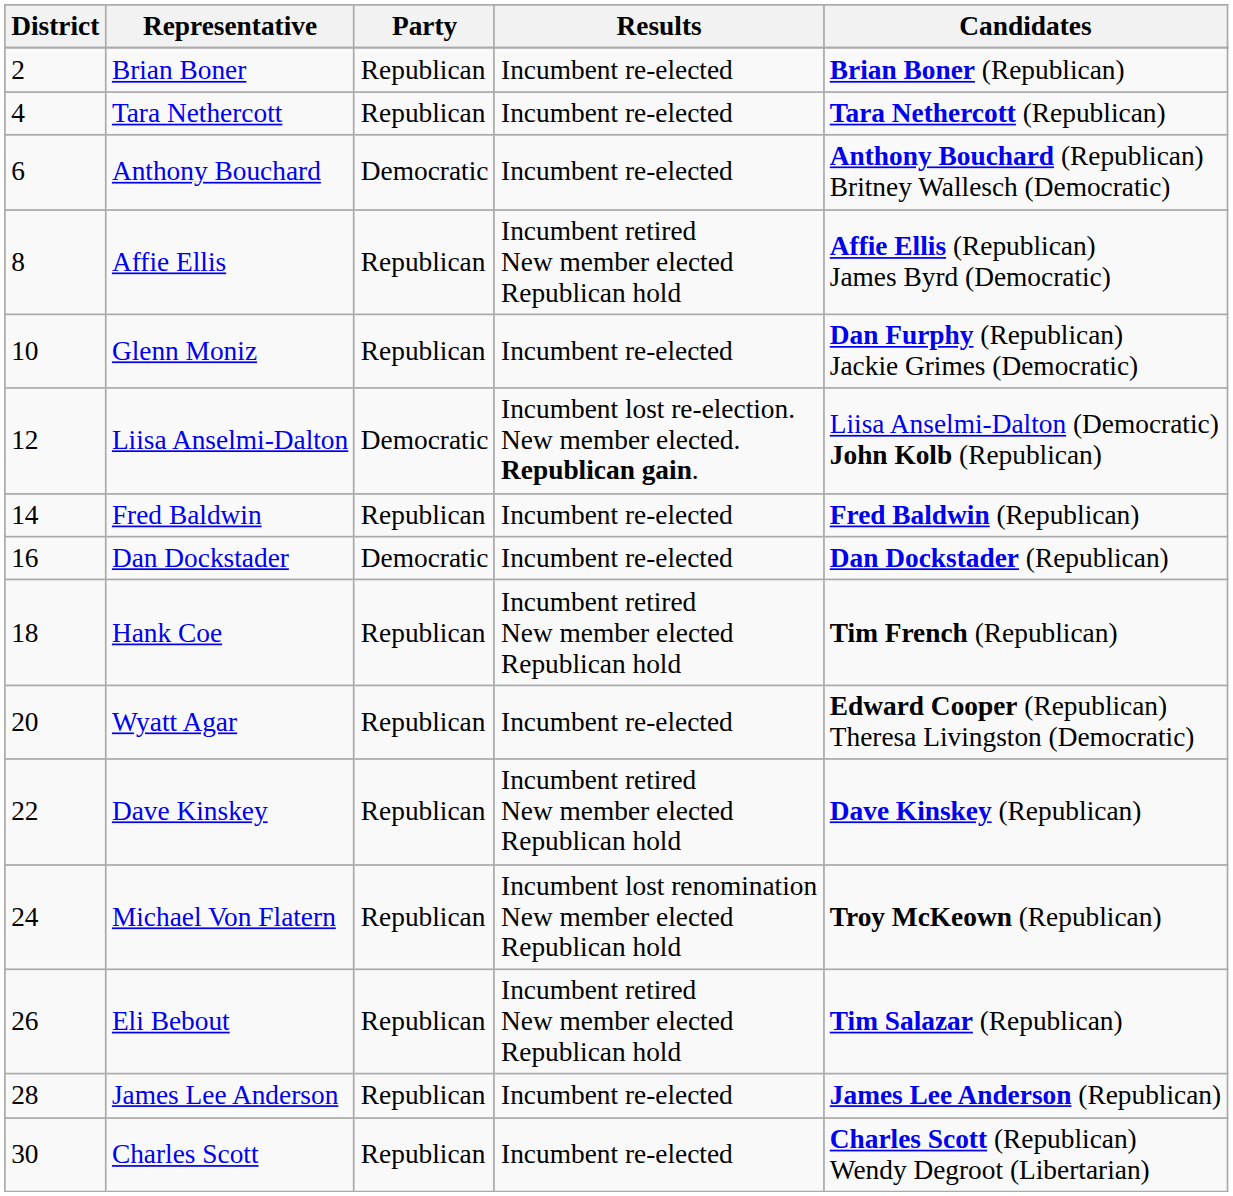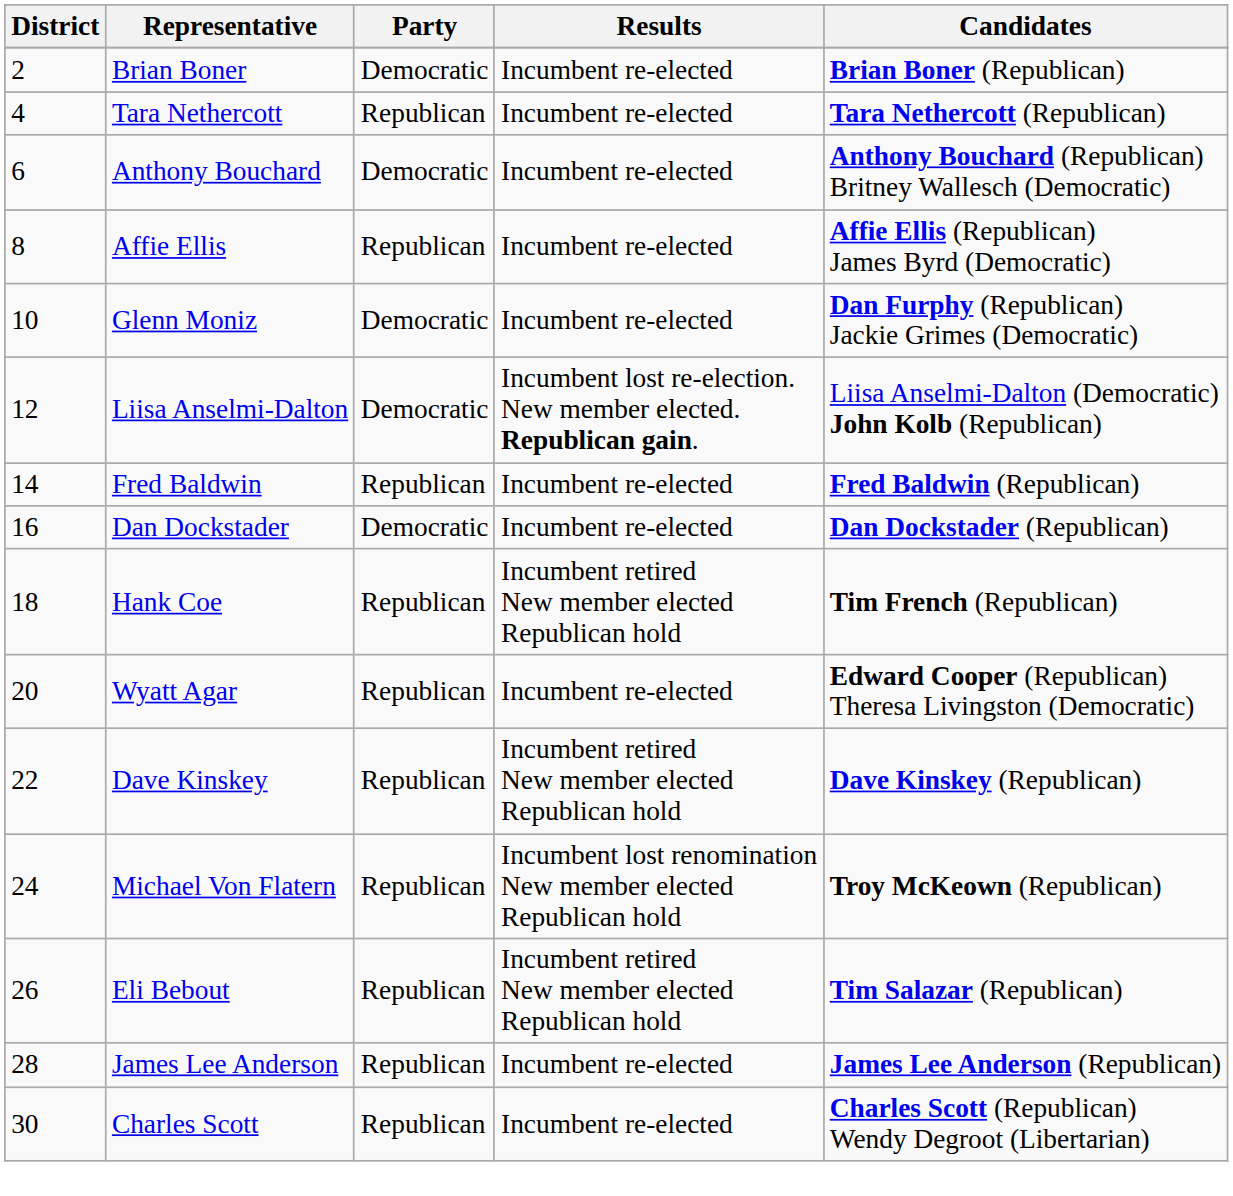(423, 69) Republican -> (425, 69) Democratic
(617, 261) Incumbent retired New member elected Republican hold -> (617, 245) Incumbent re-elected
(423, 350) Republican -> (425, 320) Democratic
